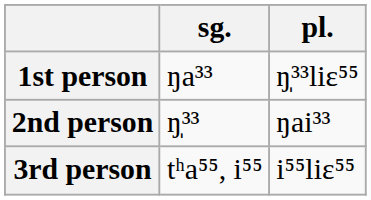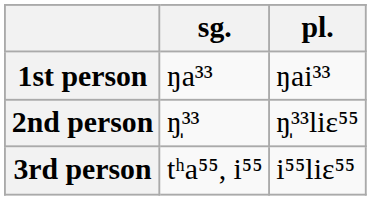(318, 75) ŋ̩³³liɛ⁵⁵ -> (303, 75) ŋai³³
(303, 122) ŋai³³ -> (318, 122) ŋ̩³³liɛ⁵⁵
